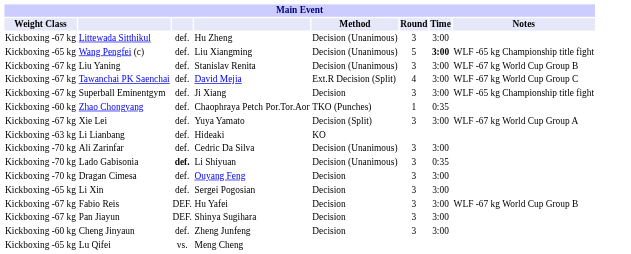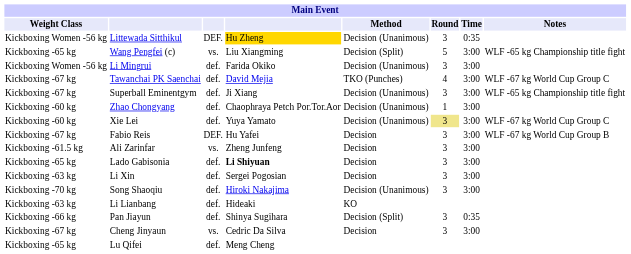(41, 38) Kickboxing -67 kg -> (56, 38) Kickboxing Women -56 kg
(182, 38) def. -> (213, 38) DEF.
(213, 38) no background -> (245, 38) gold background
(440, 38) 3:00 -> (472, 38) 0:35
(182, 52) def. -> (213, 52) vs.
(355, 52) Decision (Unanimous) -> (373, 52) Decision (Split)
(440, 52) bold -> (472, 52) normal
- row: (100, 65)
+ row: (131, 65)
(354, 79) Ext.R Decision (Split) -> (373, 79) TKO (Punches)
(329, 93) Decision -> (386, 93) Decision (Unanimous)
(342, 107) TKO (Punches) -> (386, 107) Decision (Unanimous)
(440, 107) 0:35 -> (472, 107) 3:00
(41, 121) Kickboxing -67 kg -> (41, 121) Kickboxing -60 kg
(342, 121) Decision (Split) -> (386, 121) Decision (Unanimous)
(414, 121) no background -> (445, 121) khaki background
(516, 121) WLF -67 kg World Cup Group A -> (547, 121) WLF -67 kg World Cup Group C
rows swapped: (99, 203) <-> (102, 134)
(41, 148) Kickboxing -70 kg -> (44, 148) Kickboxing -61.5 kg
(182, 148) def. -> (213, 148) vs.
(225, 148) Cedric Da Silva -> (254, 148) Zheng Junfeng
(355, 148) Decision (Unanimous) -> (360, 148) Decision
(41, 162) Kickboxing -70 kg -> (41, 162) Kickboxing -65 kg
(182, 162) bold -> (213, 162) normal
(215, 162) normal -> (248, 162) bold
(355, 162) Decision (Unanimous) -> (360, 162) Decision
(440, 162) 0:35 -> (472, 162) 3:00
- row: (108, 176)
(41, 190) Kickboxing -65 kg -> (41, 176) Kickboxing -63 kg
+ row: (136, 190)
(41, 217) Kickboxing -67 kg -> (41, 217) Kickboxing -66 kg
(182, 217) DEF. -> (213, 217) def.
(329, 217) Decision -> (373, 217) Decision (Split)
(440, 217) 3:00 -> (472, 217) 0:35
(41, 231) Kickboxing -60 kg -> (41, 231) Kickboxing -67 kg
(182, 231) def. -> (213, 231) vs.
(223, 231) Zheng Junfeng -> (256, 231) Cedric Da Silva
(182, 245) vs. -> (213, 245) def.
